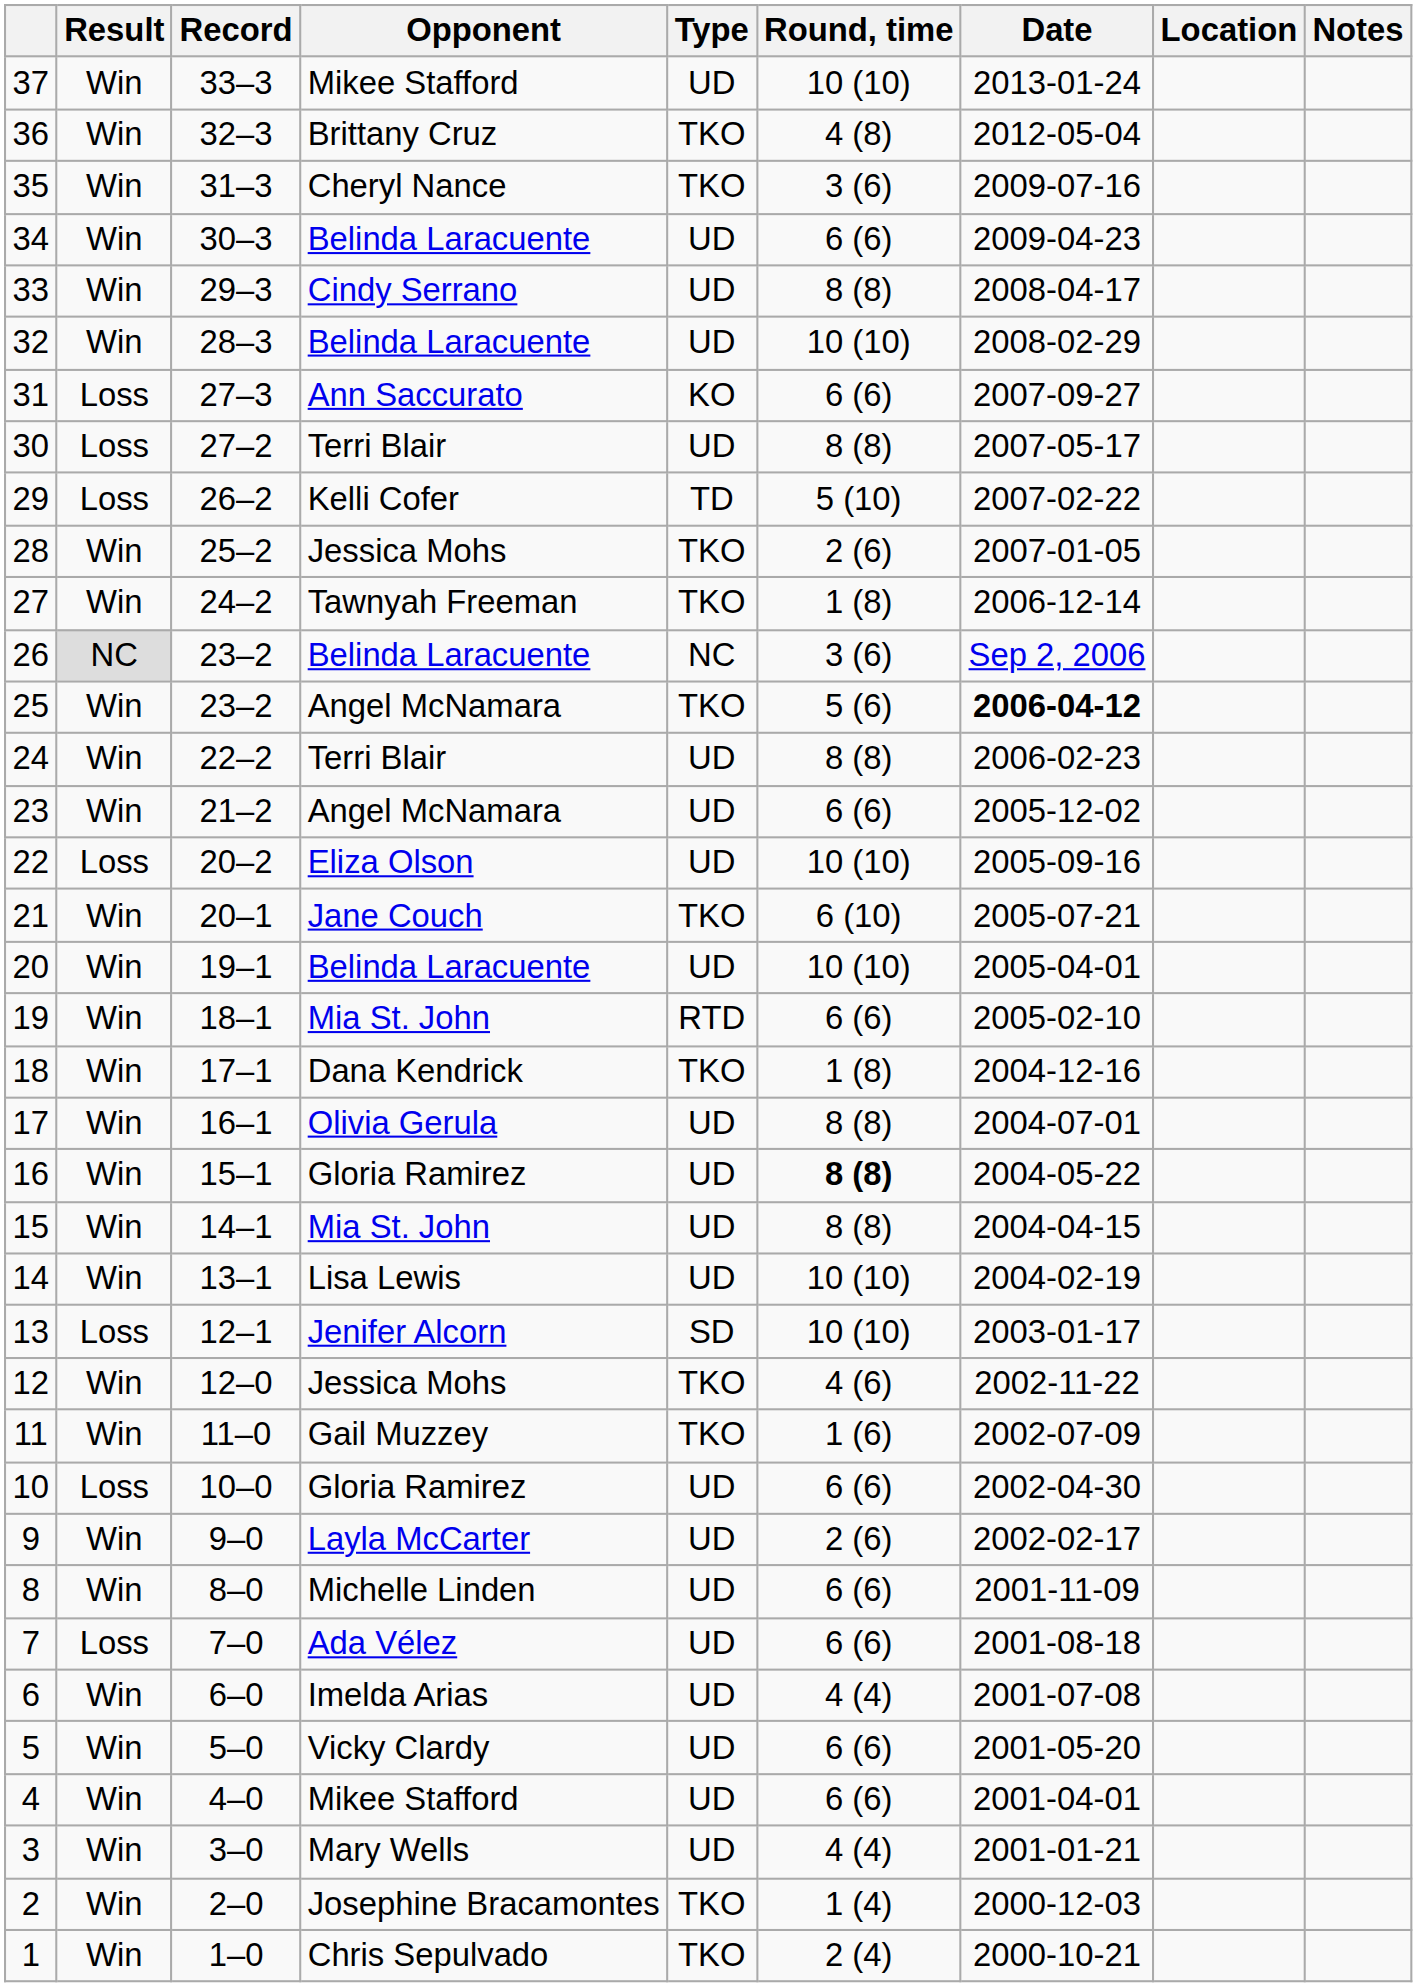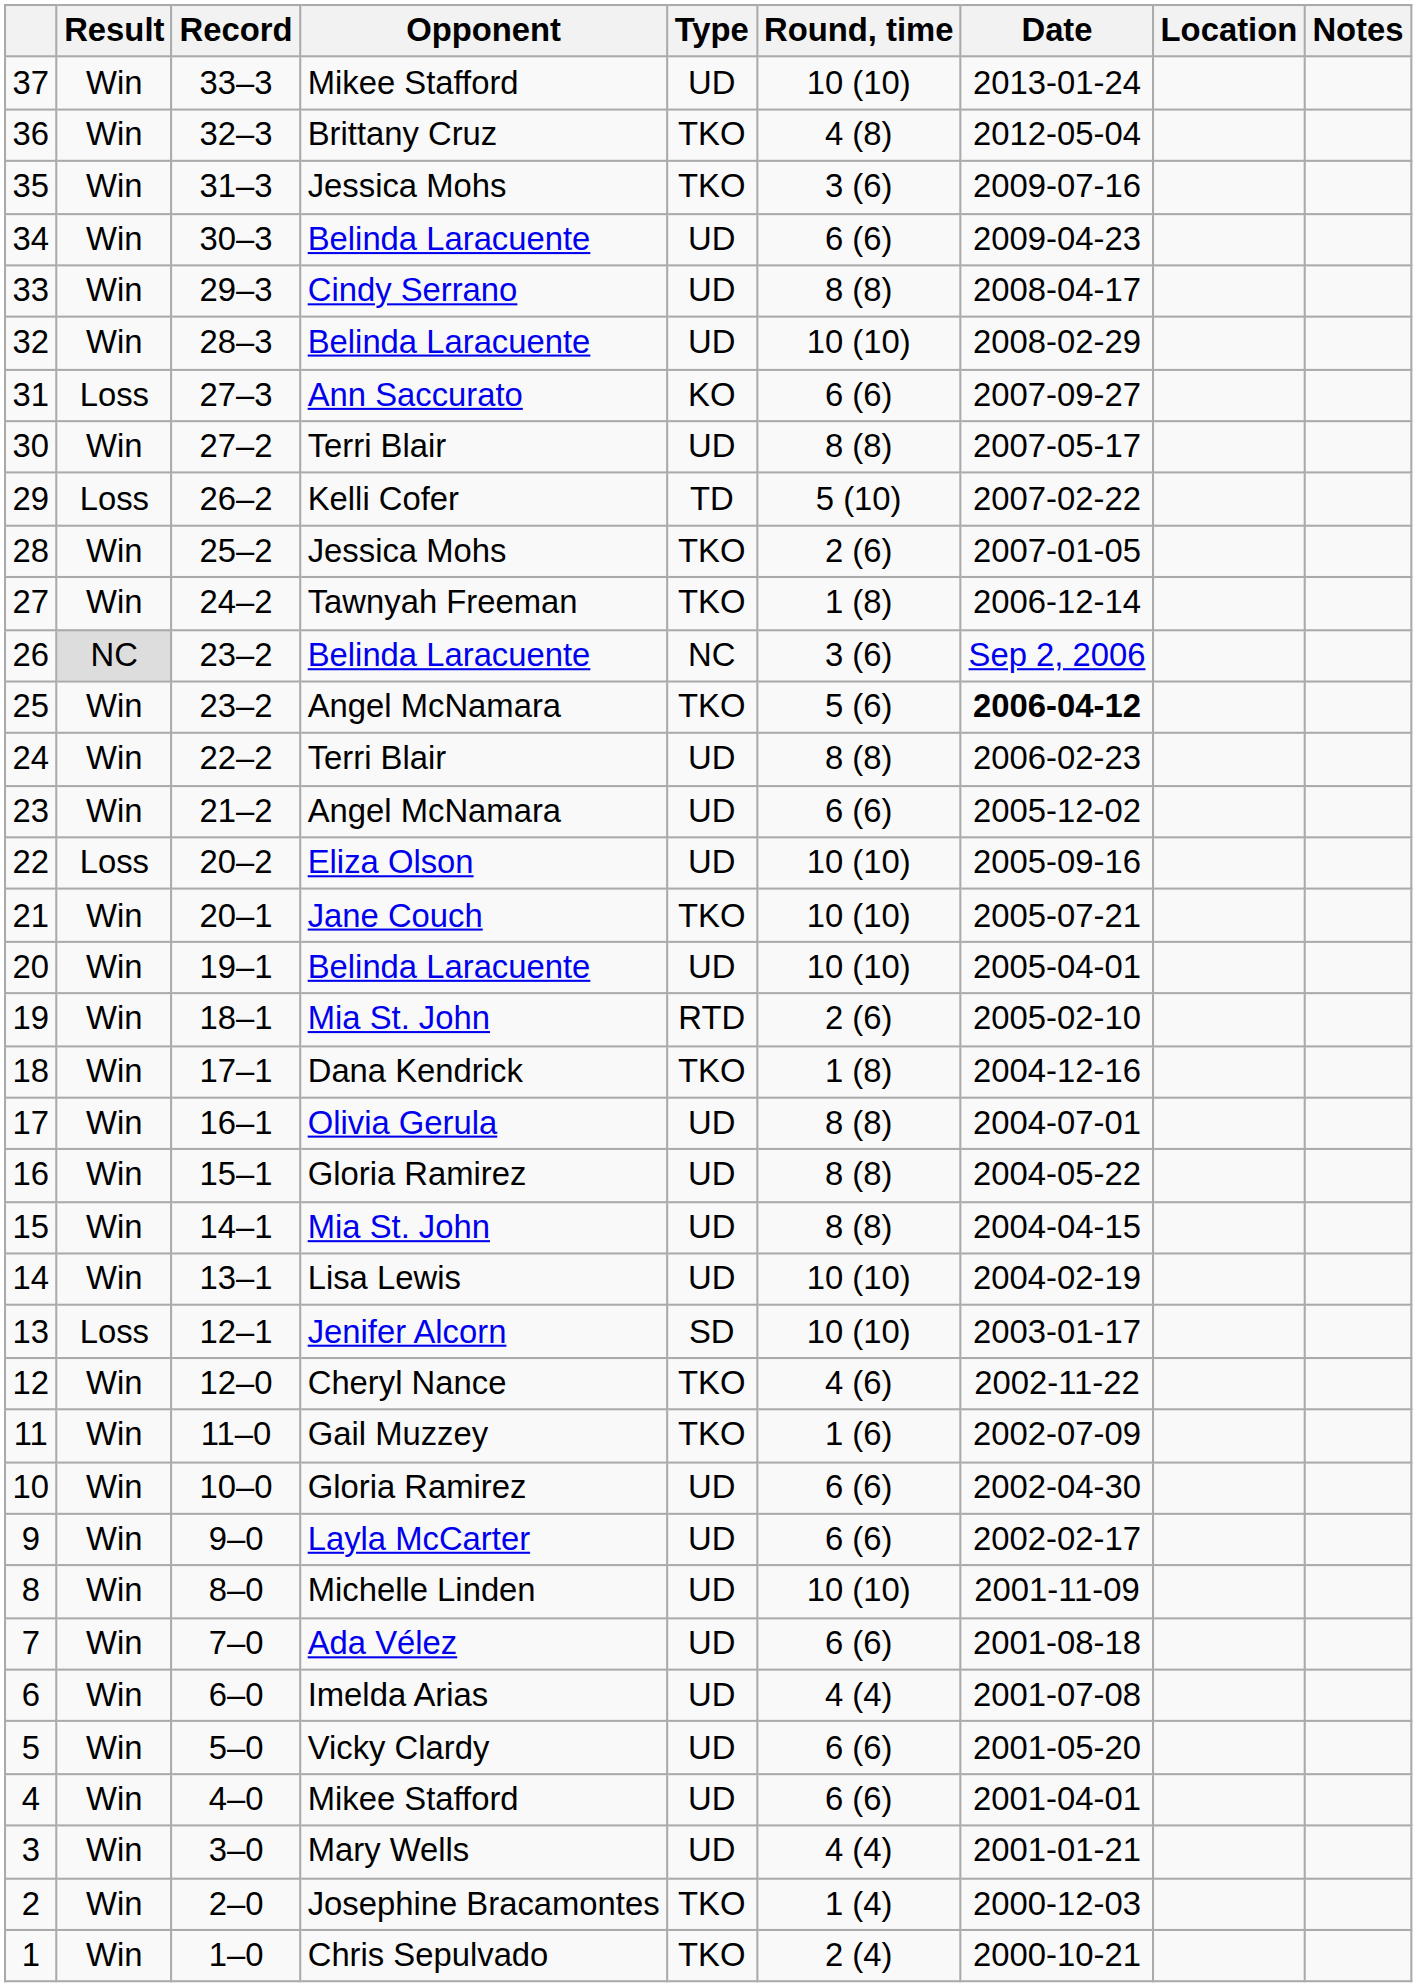(407, 186) Cheryl Nance -> (407, 186) Jessica Mohs
(114, 446) Loss -> (114, 446) Win
(859, 914) 6 (10) -> (859, 914) 10 (10)
(859, 1018) 6 (6) -> (859, 1018) 2 (6)
(859, 1174) bold -> (859, 1174) normal
(407, 1382) Jessica Mohs -> (407, 1382) Cheryl Nance
(114, 1487) Loss -> (114, 1487) Win
(859, 1539) 2 (6) -> (859, 1539) 6 (6)
(859, 1591) 6 (6) -> (859, 1591) 10 (10)
(114, 1643) Loss -> (114, 1643) Win
